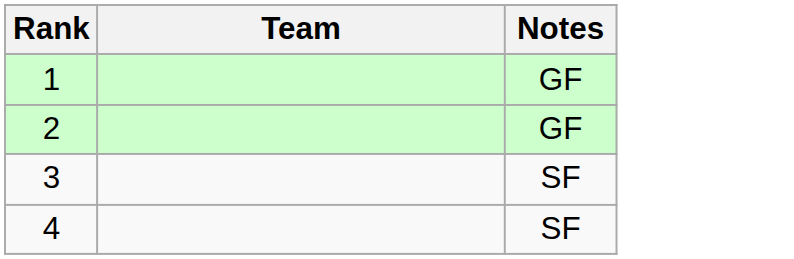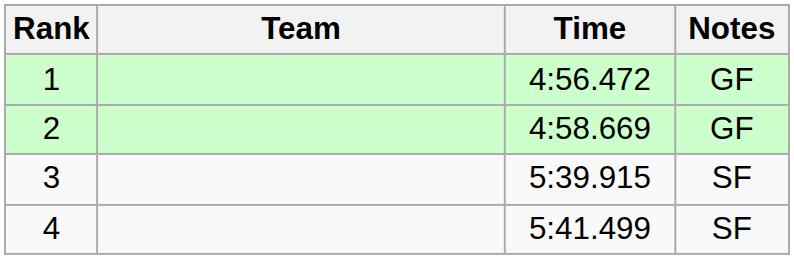+ column: (590, 29)
